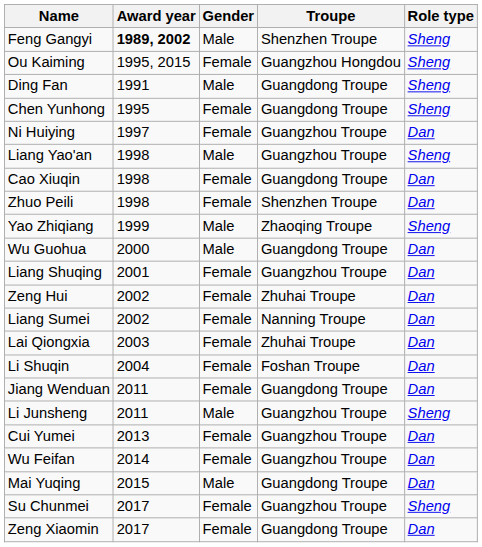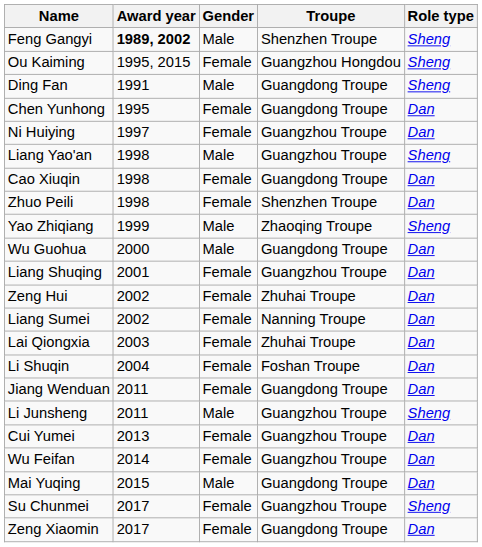(429, 109) Sheng -> (421, 109) Dan
